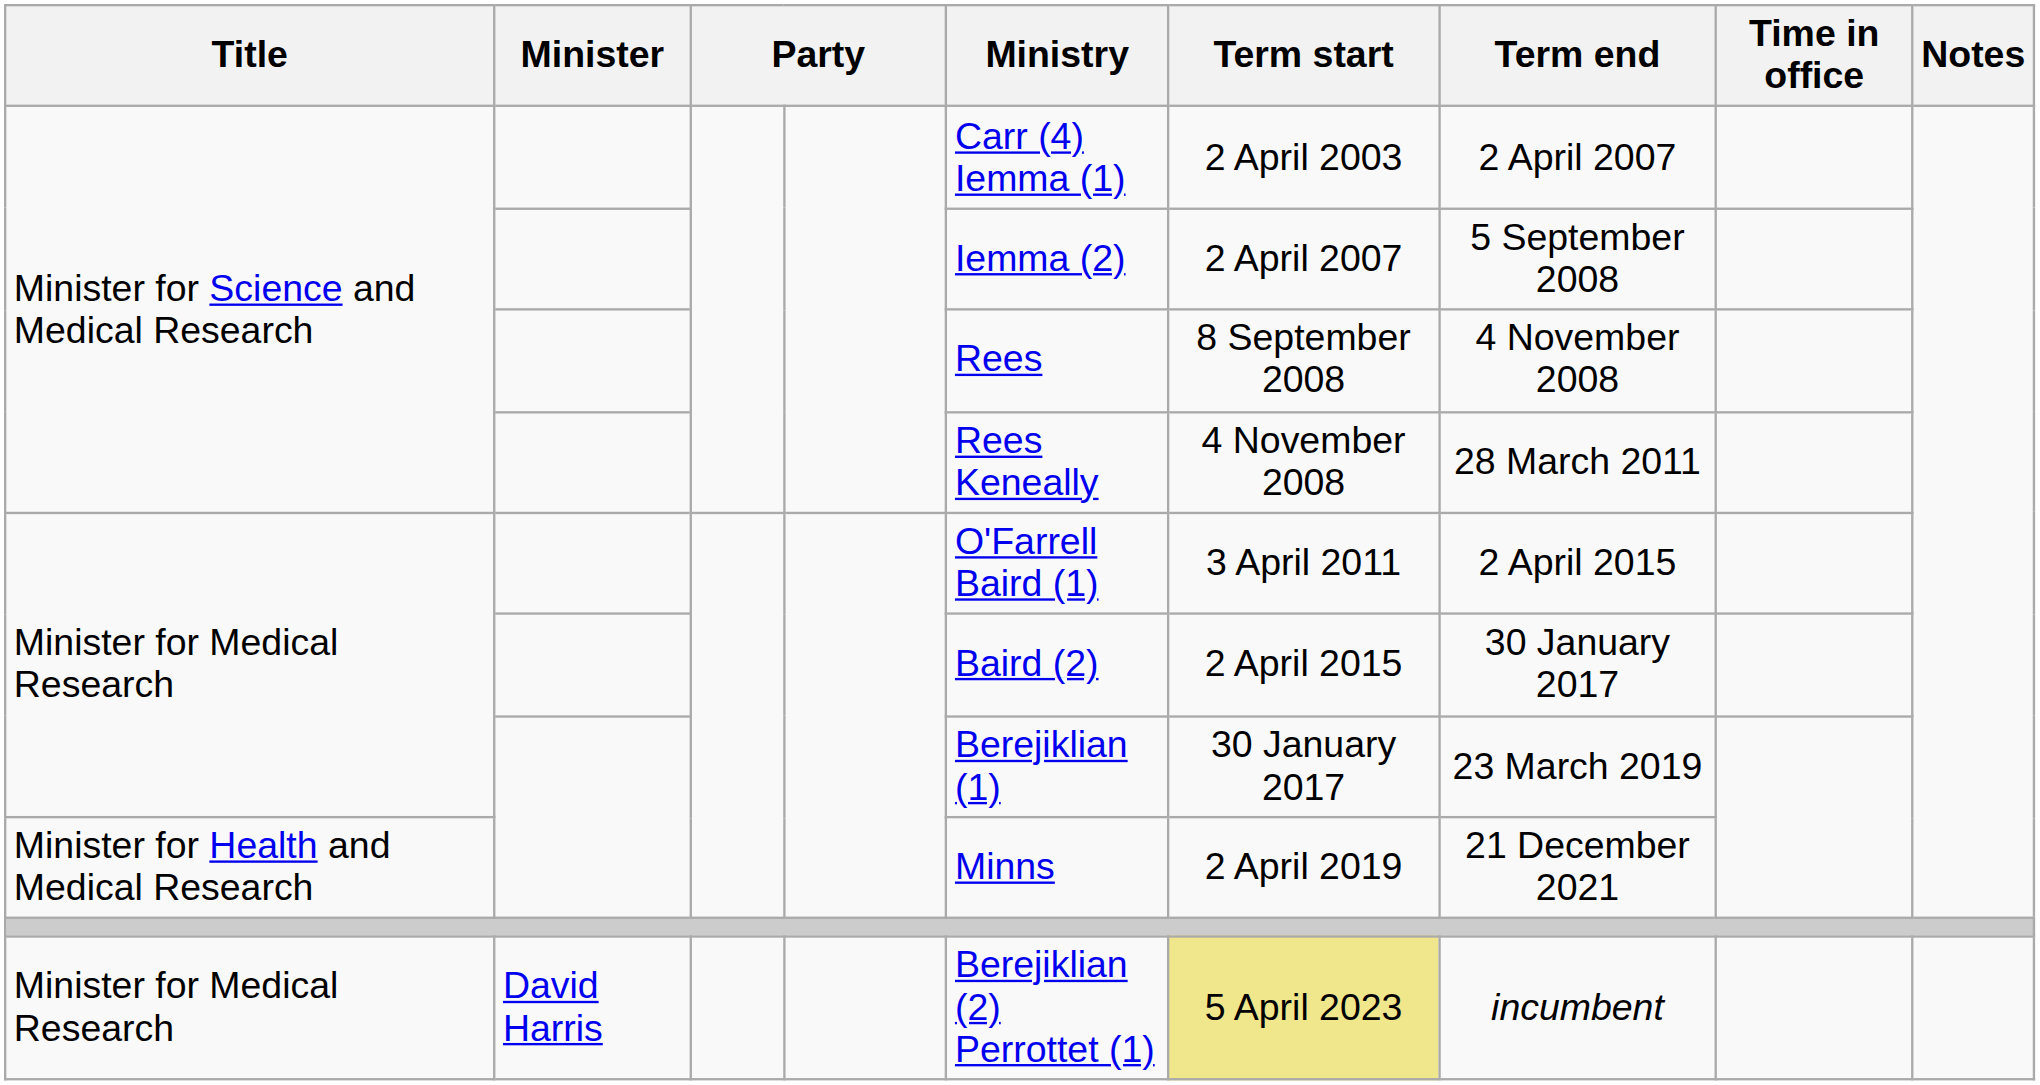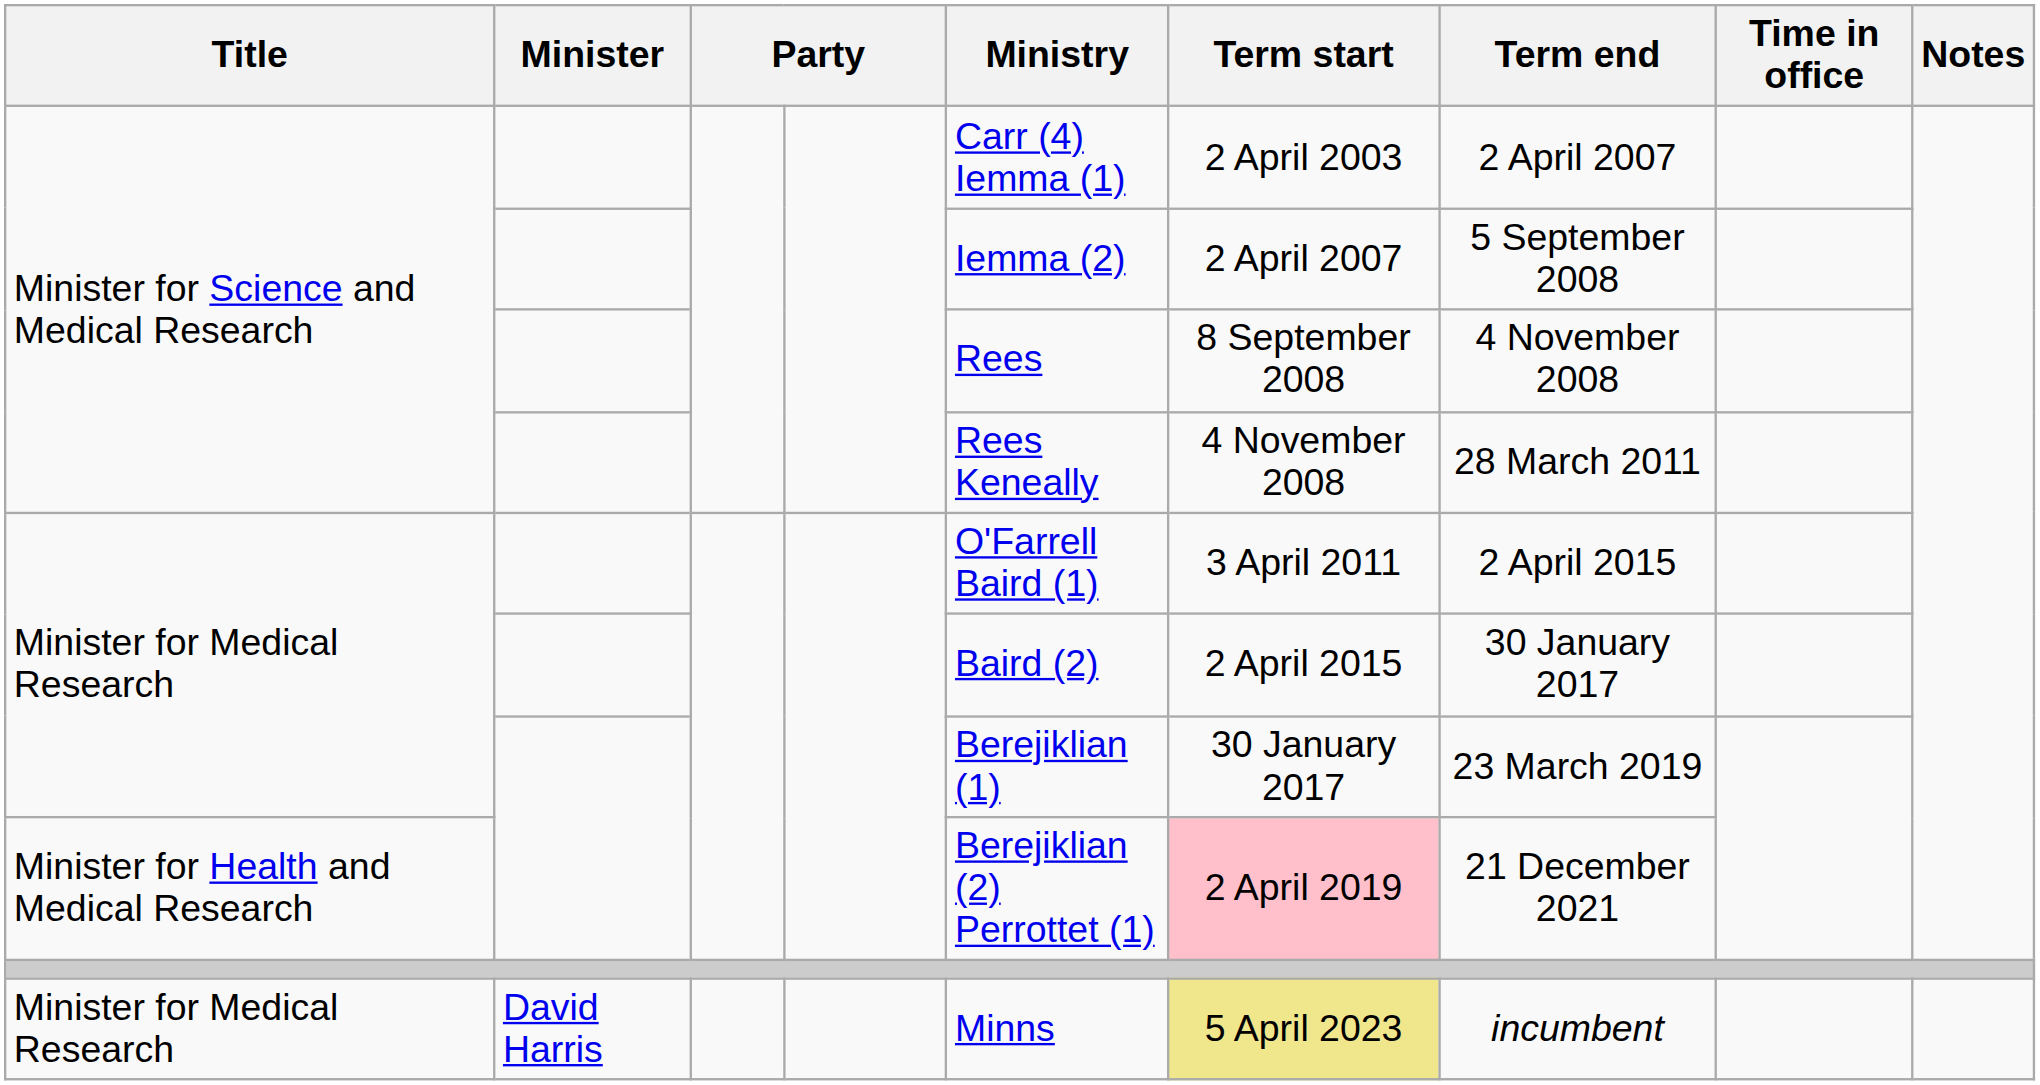(1005, 867) Minns -> (1055, 888) Berejiklian (2) Perrottet (1)
(1304, 867) no background -> (1304, 888) pink background
(1055, 1007) Berejiklian (2) Perrottet (1) -> (1005, 1028) Minns
